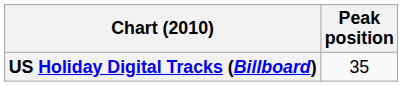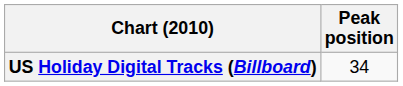(359, 66) 35 -> (359, 66) 34
